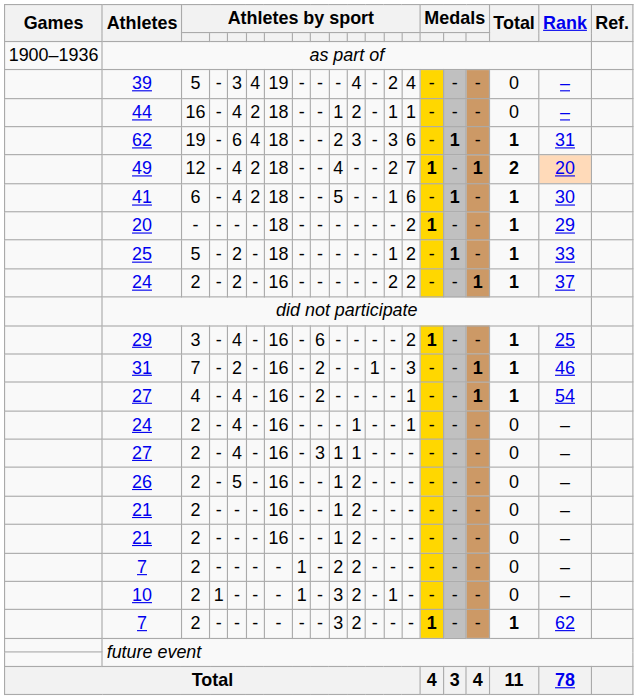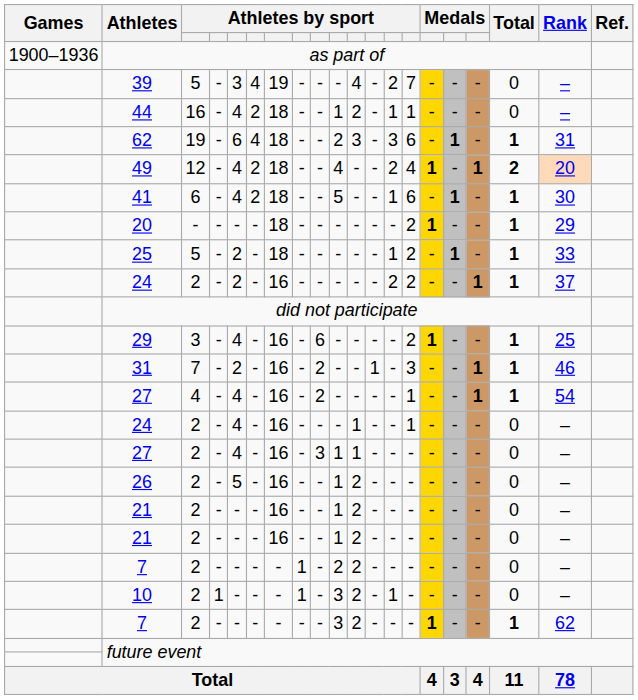(411, 83) 4 -> (411, 83) 7
(411, 169) 7 -> (411, 169) 4
